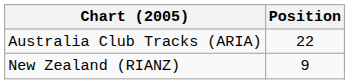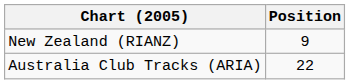rows swapped: (135, 41) <-> (94, 66)
